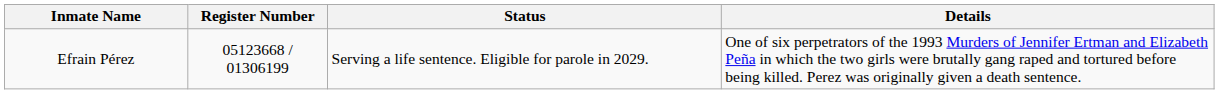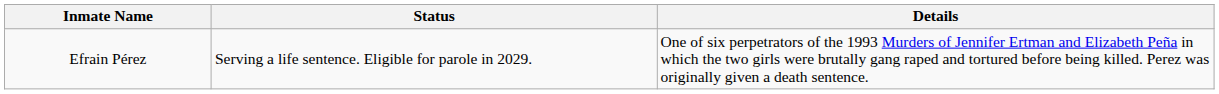- column: (258, 16)
